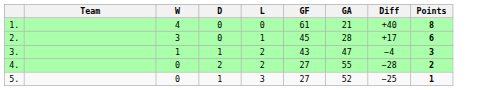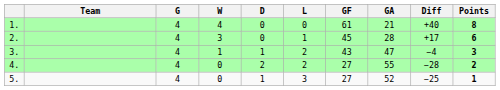+ column: (177, 11)
